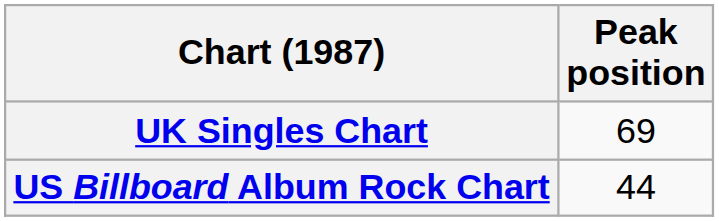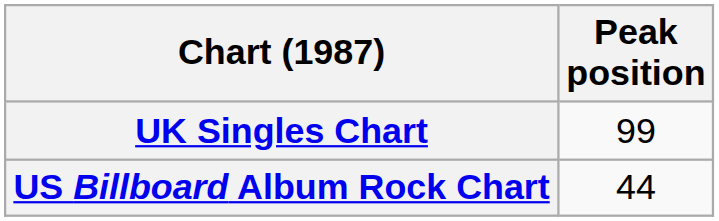(636, 130) 69 -> (636, 130) 99
